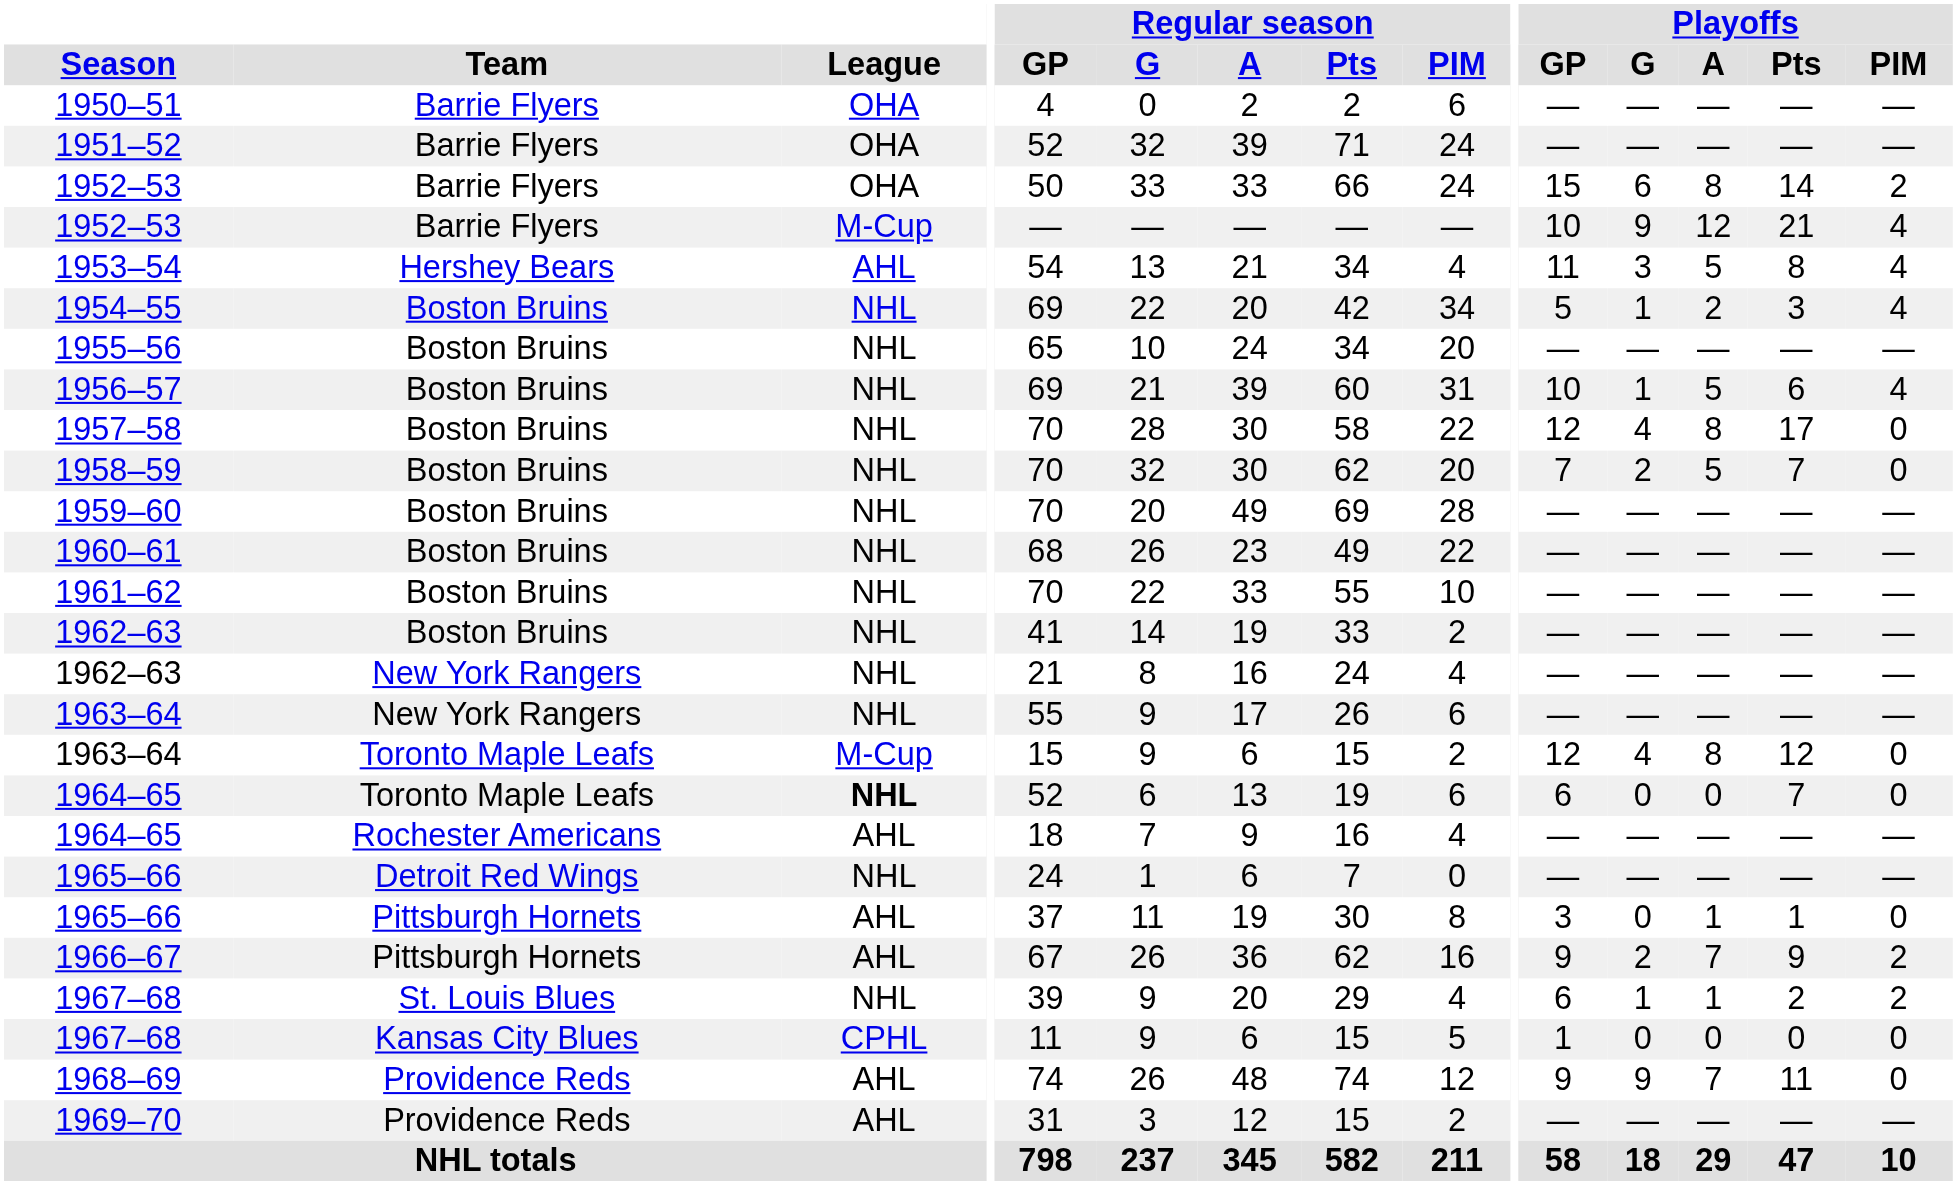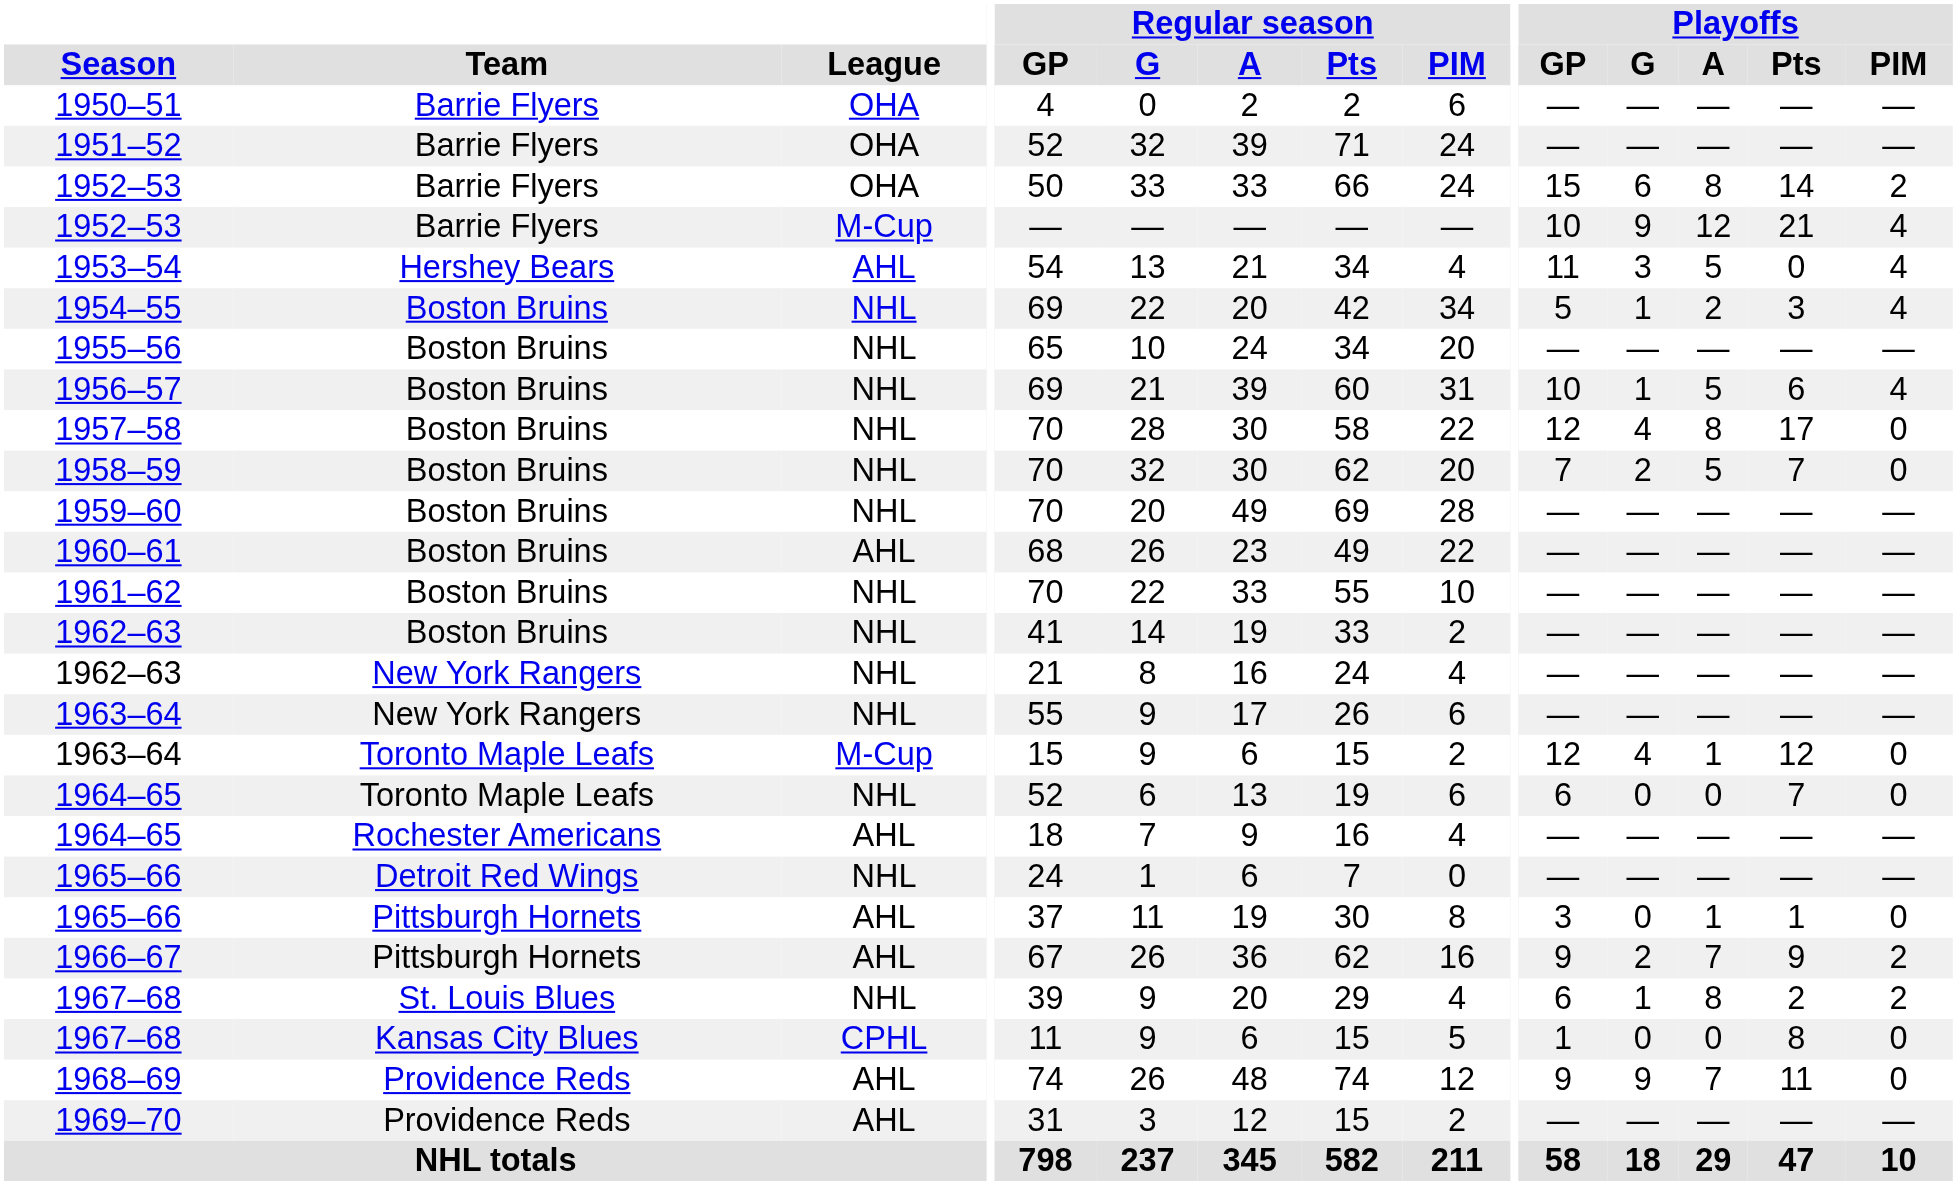(1796, 267) 8 -> (1796, 267) 0
(884, 551) NHL -> (884, 551) AHL
(1713, 754) 8 -> (1713, 754) 1
(884, 795) bold -> (884, 795) normal
(1713, 998) 1 -> (1713, 998) 8
(1796, 1038) 0 -> (1796, 1038) 8
